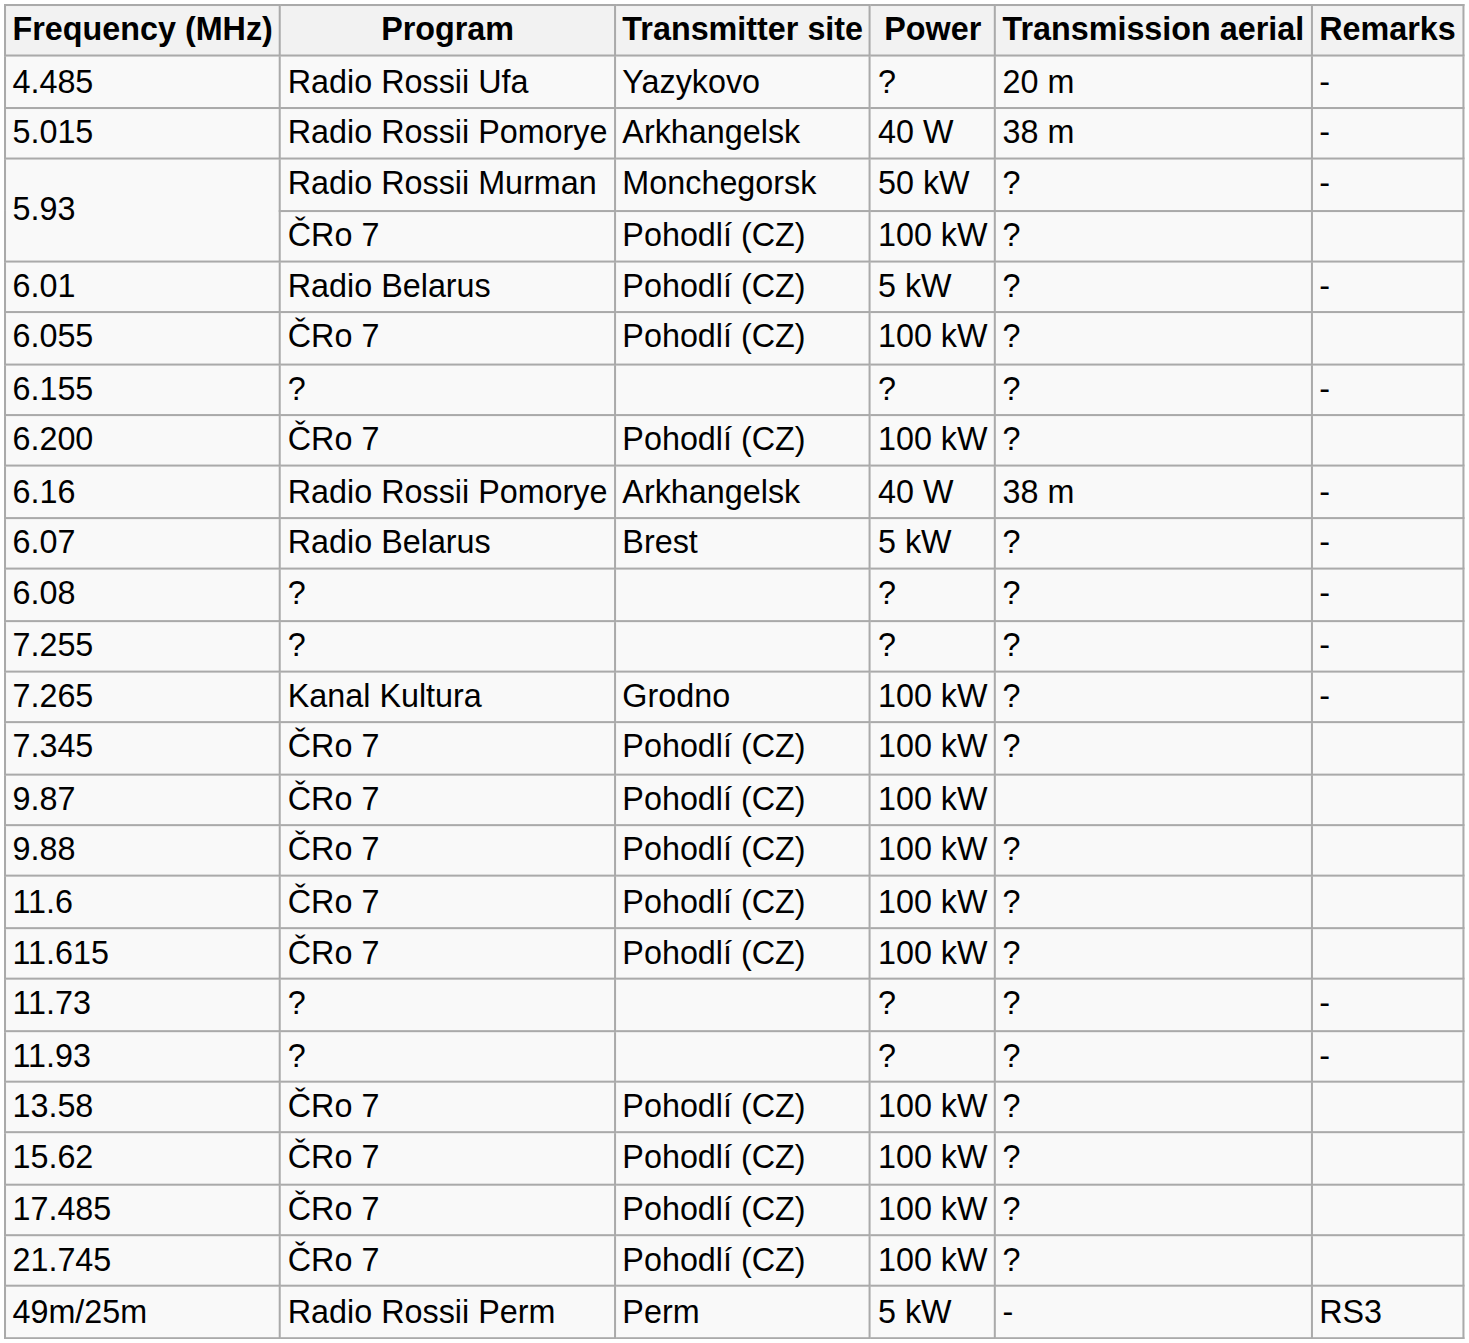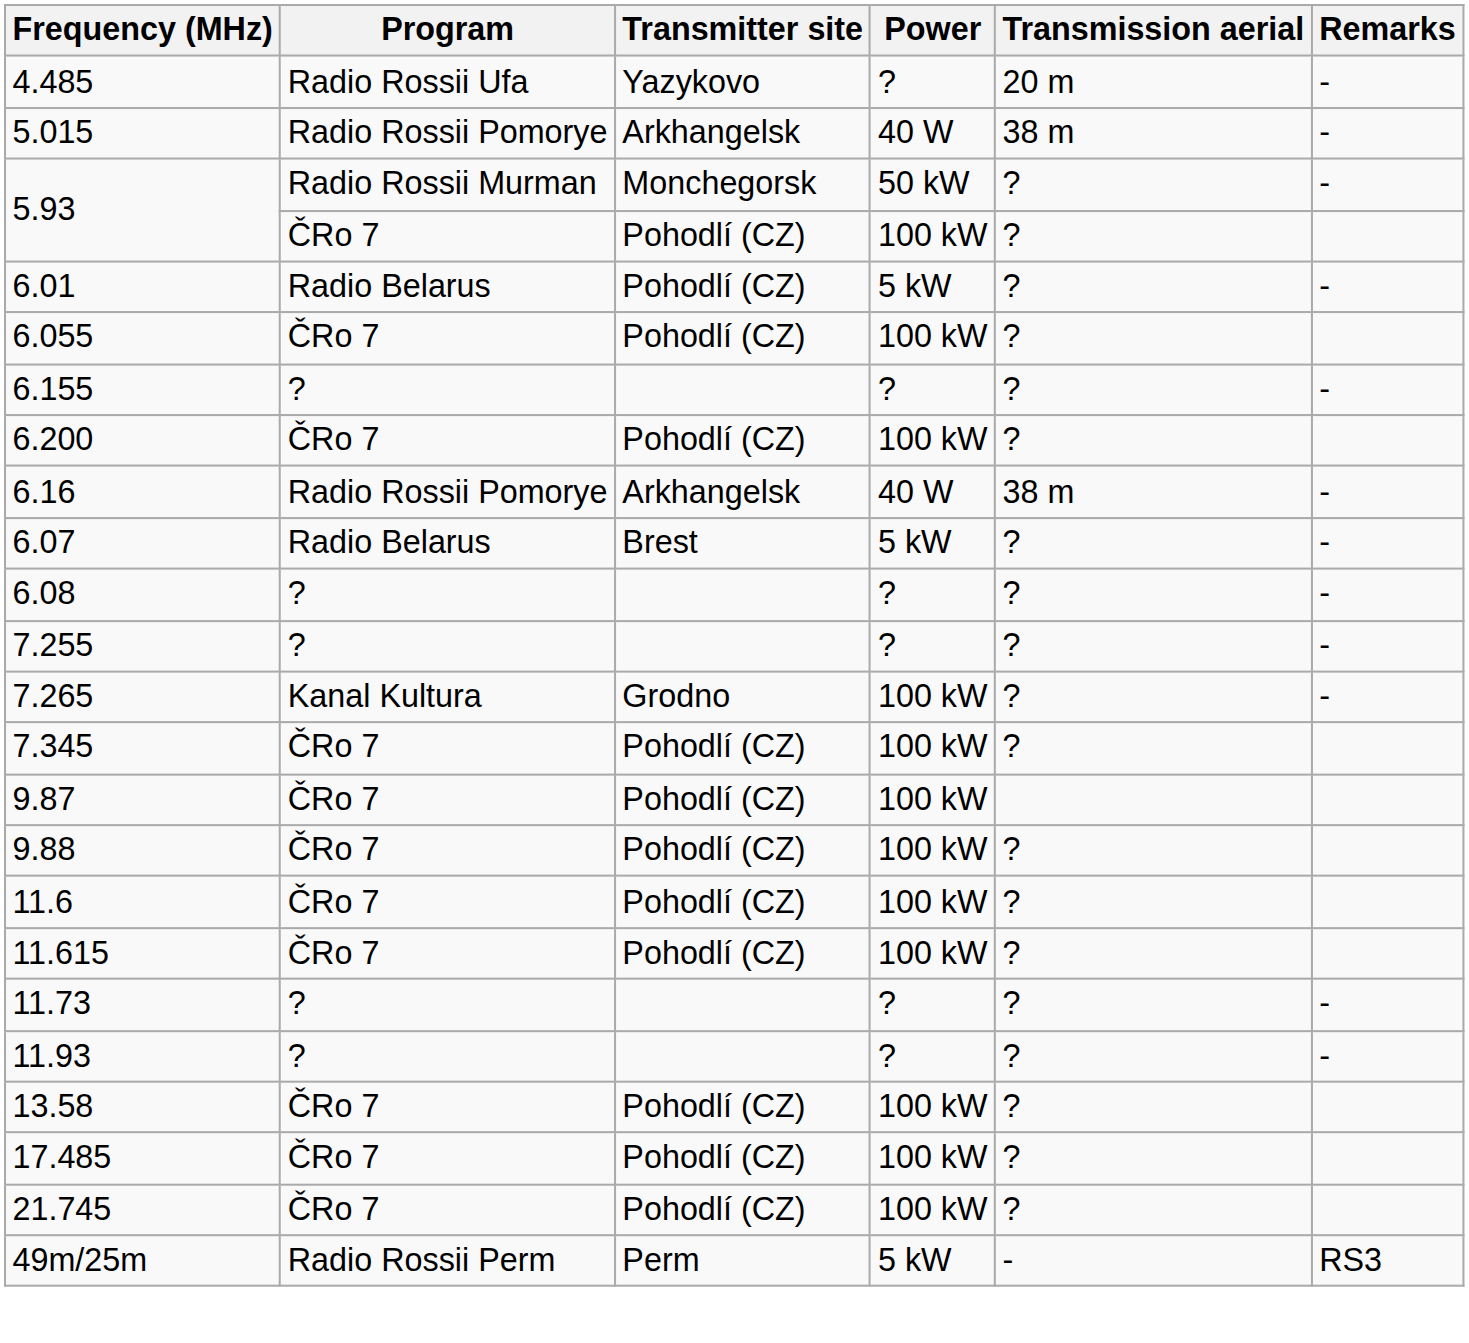- row: (53, 1157)
